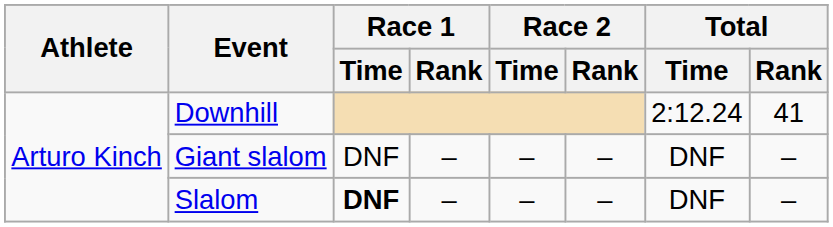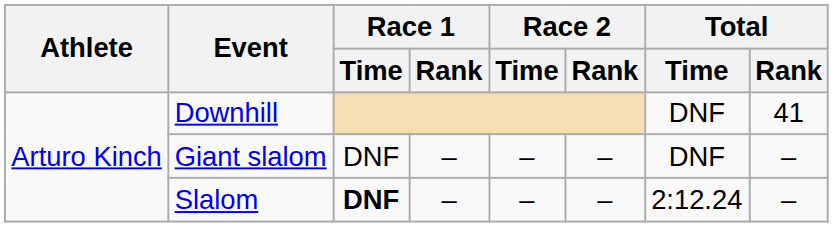(697, 113) 2:12.24 -> (697, 113) DNF
(697, 200) DNF -> (697, 200) 2:12.24
